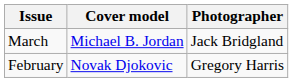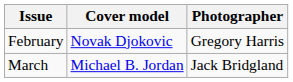rows swapped: (36, 65) <-> (28, 41)
